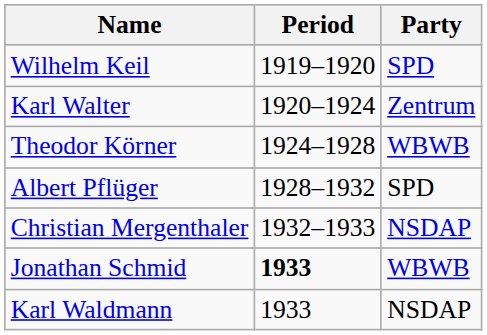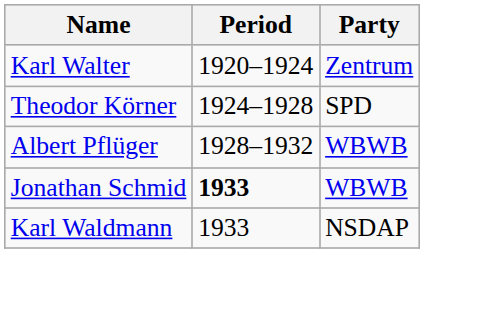- row: (80, 65)
(428, 146) WBWB -> (349, 106) SPD
(411, 187) SPD -> (366, 146) WBWB
- row: (130, 227)
